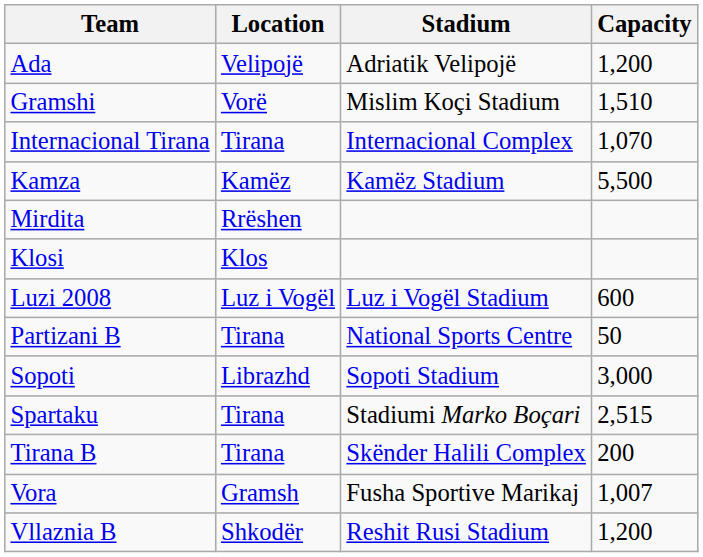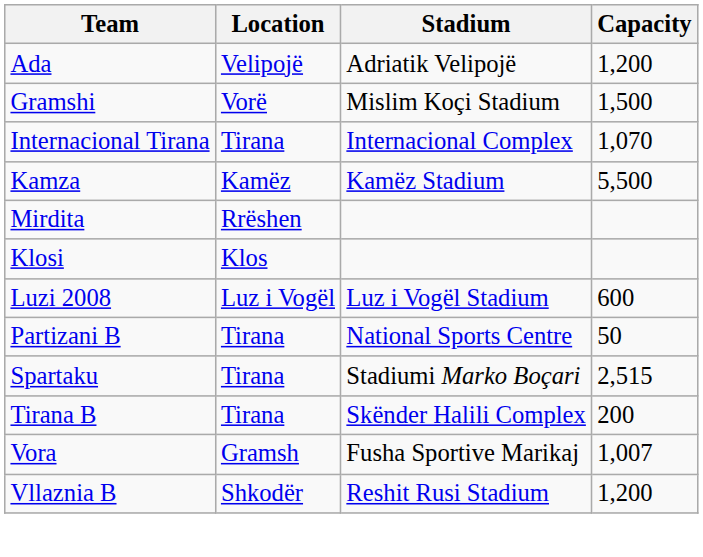(625, 102) 1,510 -> (625, 102) 1,500
- row: (43, 375)
